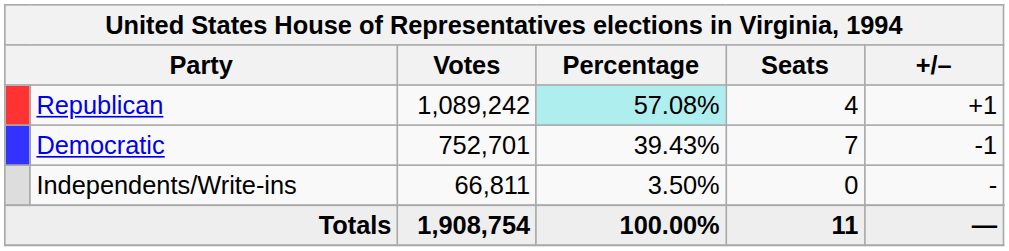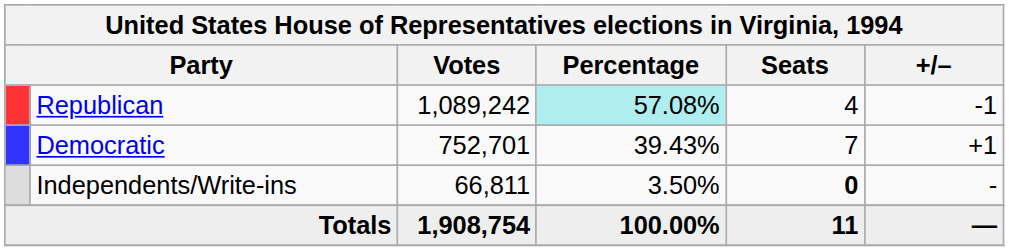(983, 105) +1 -> (986, 105) -1
(986, 146) -1 -> (983, 146) +1
(851, 186) normal -> (851, 186) bold
